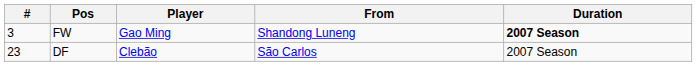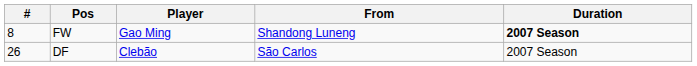(11, 33) 3 -> (11, 33) 8
(14, 52) 23 -> (14, 52) 26
